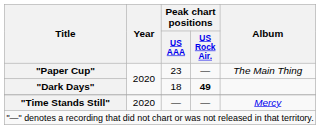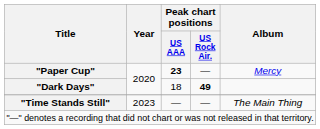(176, 71) normal -> (176, 71) bold
(268, 71) The Main Thing -> (268, 71) Mercy
(144, 102) 2020 -> (144, 102) 2023
(268, 102) Mercy -> (268, 102) The Main Thing
